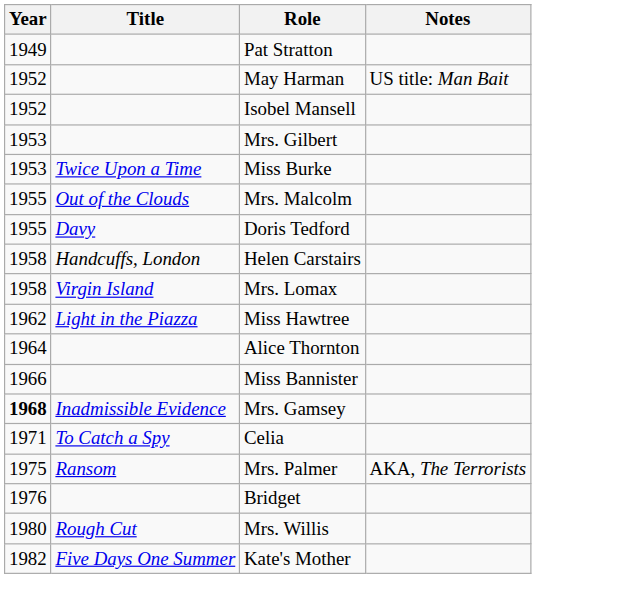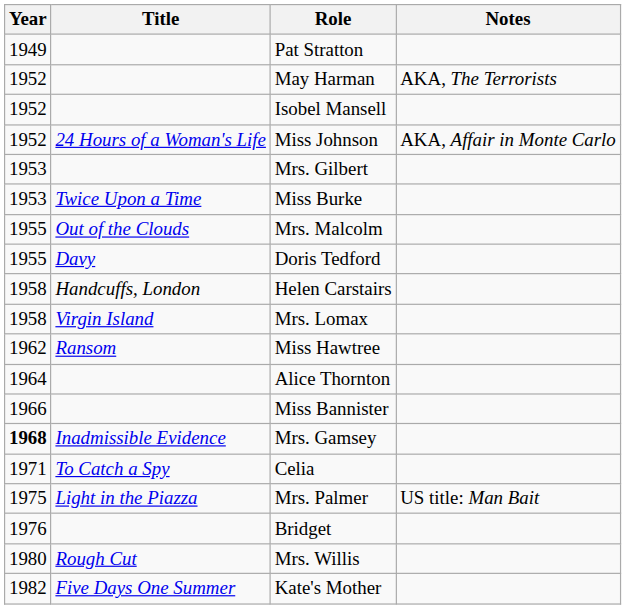(439, 79) US title: Man Bait -> (478, 79) AKA, The Terrorists
+ row: (326, 139)
(126, 318) Light in the Piazza -> (86, 348) Ransom
(86, 468) Ransom -> (126, 498) Light in the Piazza
(448, 468) AKA, The Terrorists -> (470, 498) US title: Man Bait
